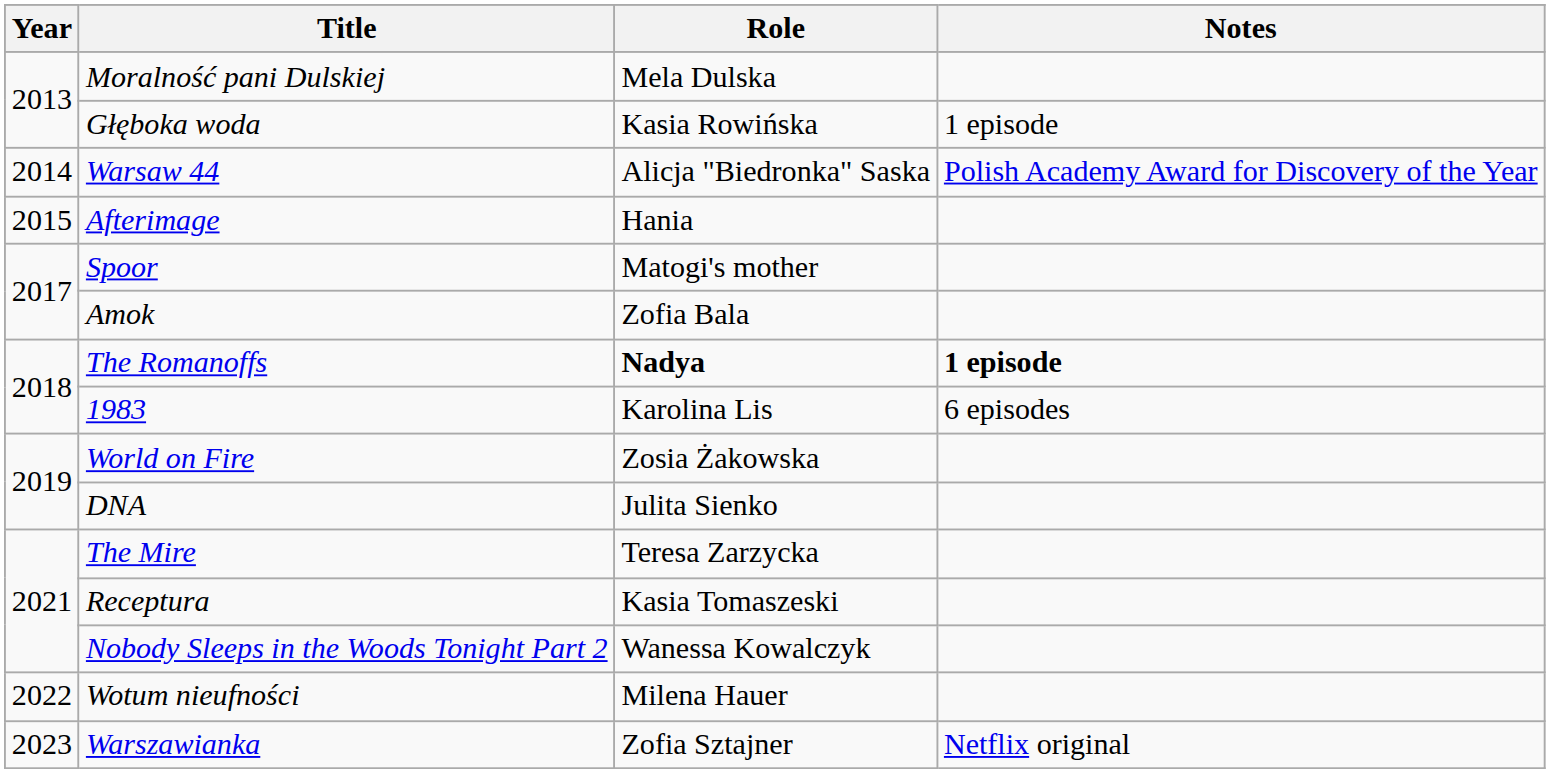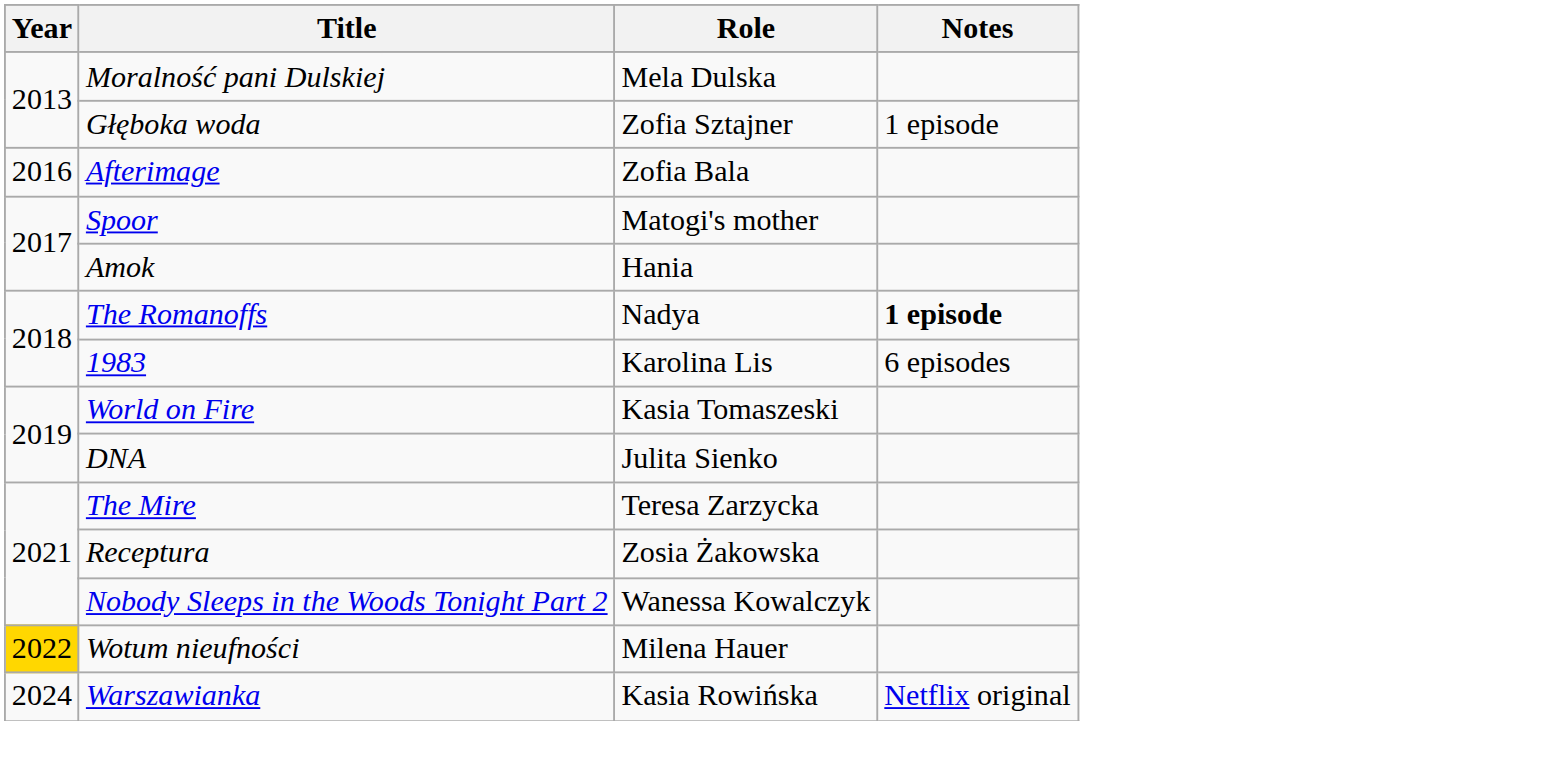(720, 123) Kasia Rowińska -> (707, 123) Zofia Sztajner
- row: (153, 171)
(42, 219) 2015 -> (42, 171) 2016
(657, 219) Hania -> (685, 171) Zofia Bala
(685, 314) Zofia Bala -> (657, 266) Hania
(663, 362) bold -> (661, 314) normal
(720, 457) Zosia Żakowska -> (730, 409) Kasia Tomaszeski
(730, 600) Kasia Tomaszeski -> (720, 553) Zosia Żakowska
(42, 696) no background -> (42, 648) gold background
(42, 743) 2023 -> (42, 696) 2024
(707, 743) Zofia Sztajner -> (720, 696) Kasia Rowińska
